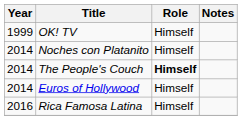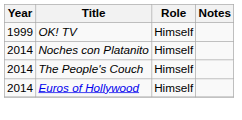(175, 69) bold -> (174, 69) normal
- row: (90, 106)
